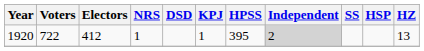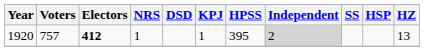(50, 35) 722 -> (50, 35) 757
(92, 35) normal -> (92, 35) bold
